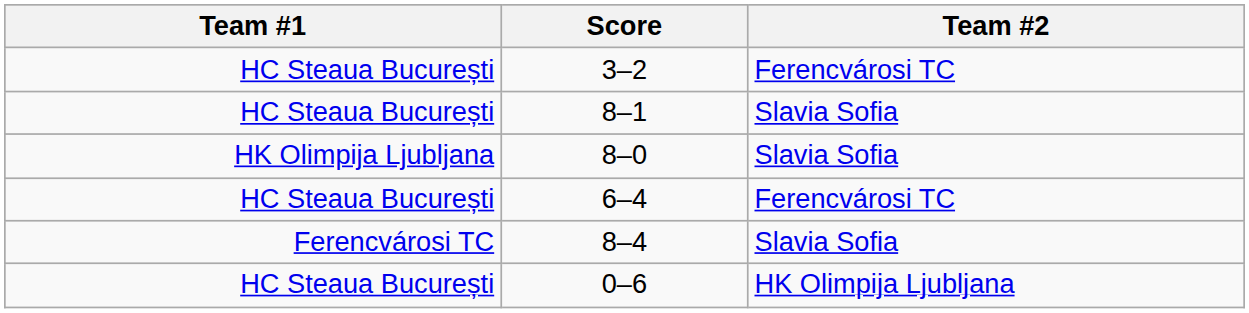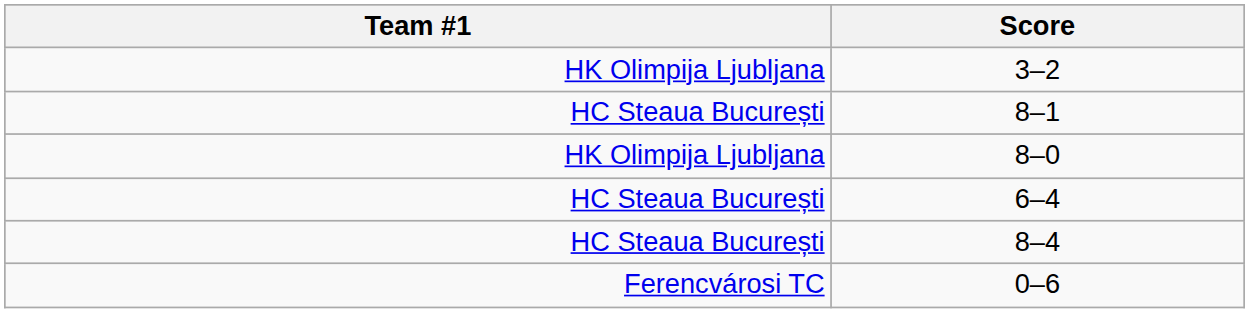- column: (996, 26)
(367, 69) HC Steaua București -> (695, 69) HK Olimpija Ljubljana
(394, 241) Ferencvárosi TC -> (698, 241) HC Steaua București
(367, 284) HC Steaua București -> (724, 284) Ferencvárosi TC
